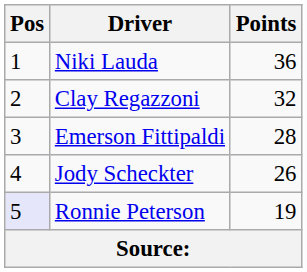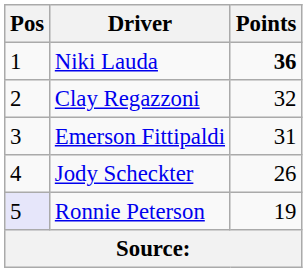(285, 61) normal -> (285, 61) bold
(285, 136) 28 -> (285, 136) 31
